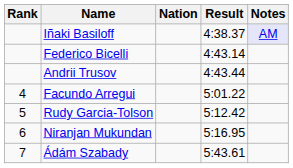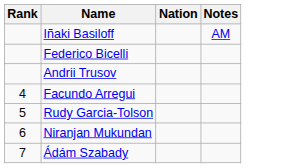- column: (224, 14)
(268, 34) lavender background -> (221, 34) no background
